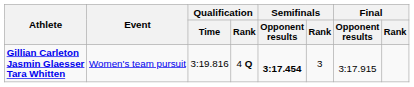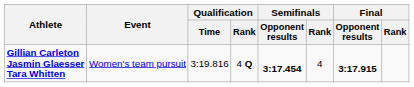(320, 64) 3 -> (320, 64) 4
(357, 69) normal -> (357, 69) bold
